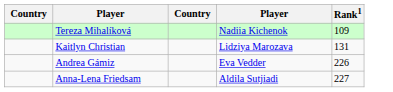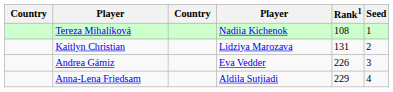+ column: (376, 13)
(341, 31) 109 -> (341, 31) 108
(341, 79) 227 -> (341, 79) 229
